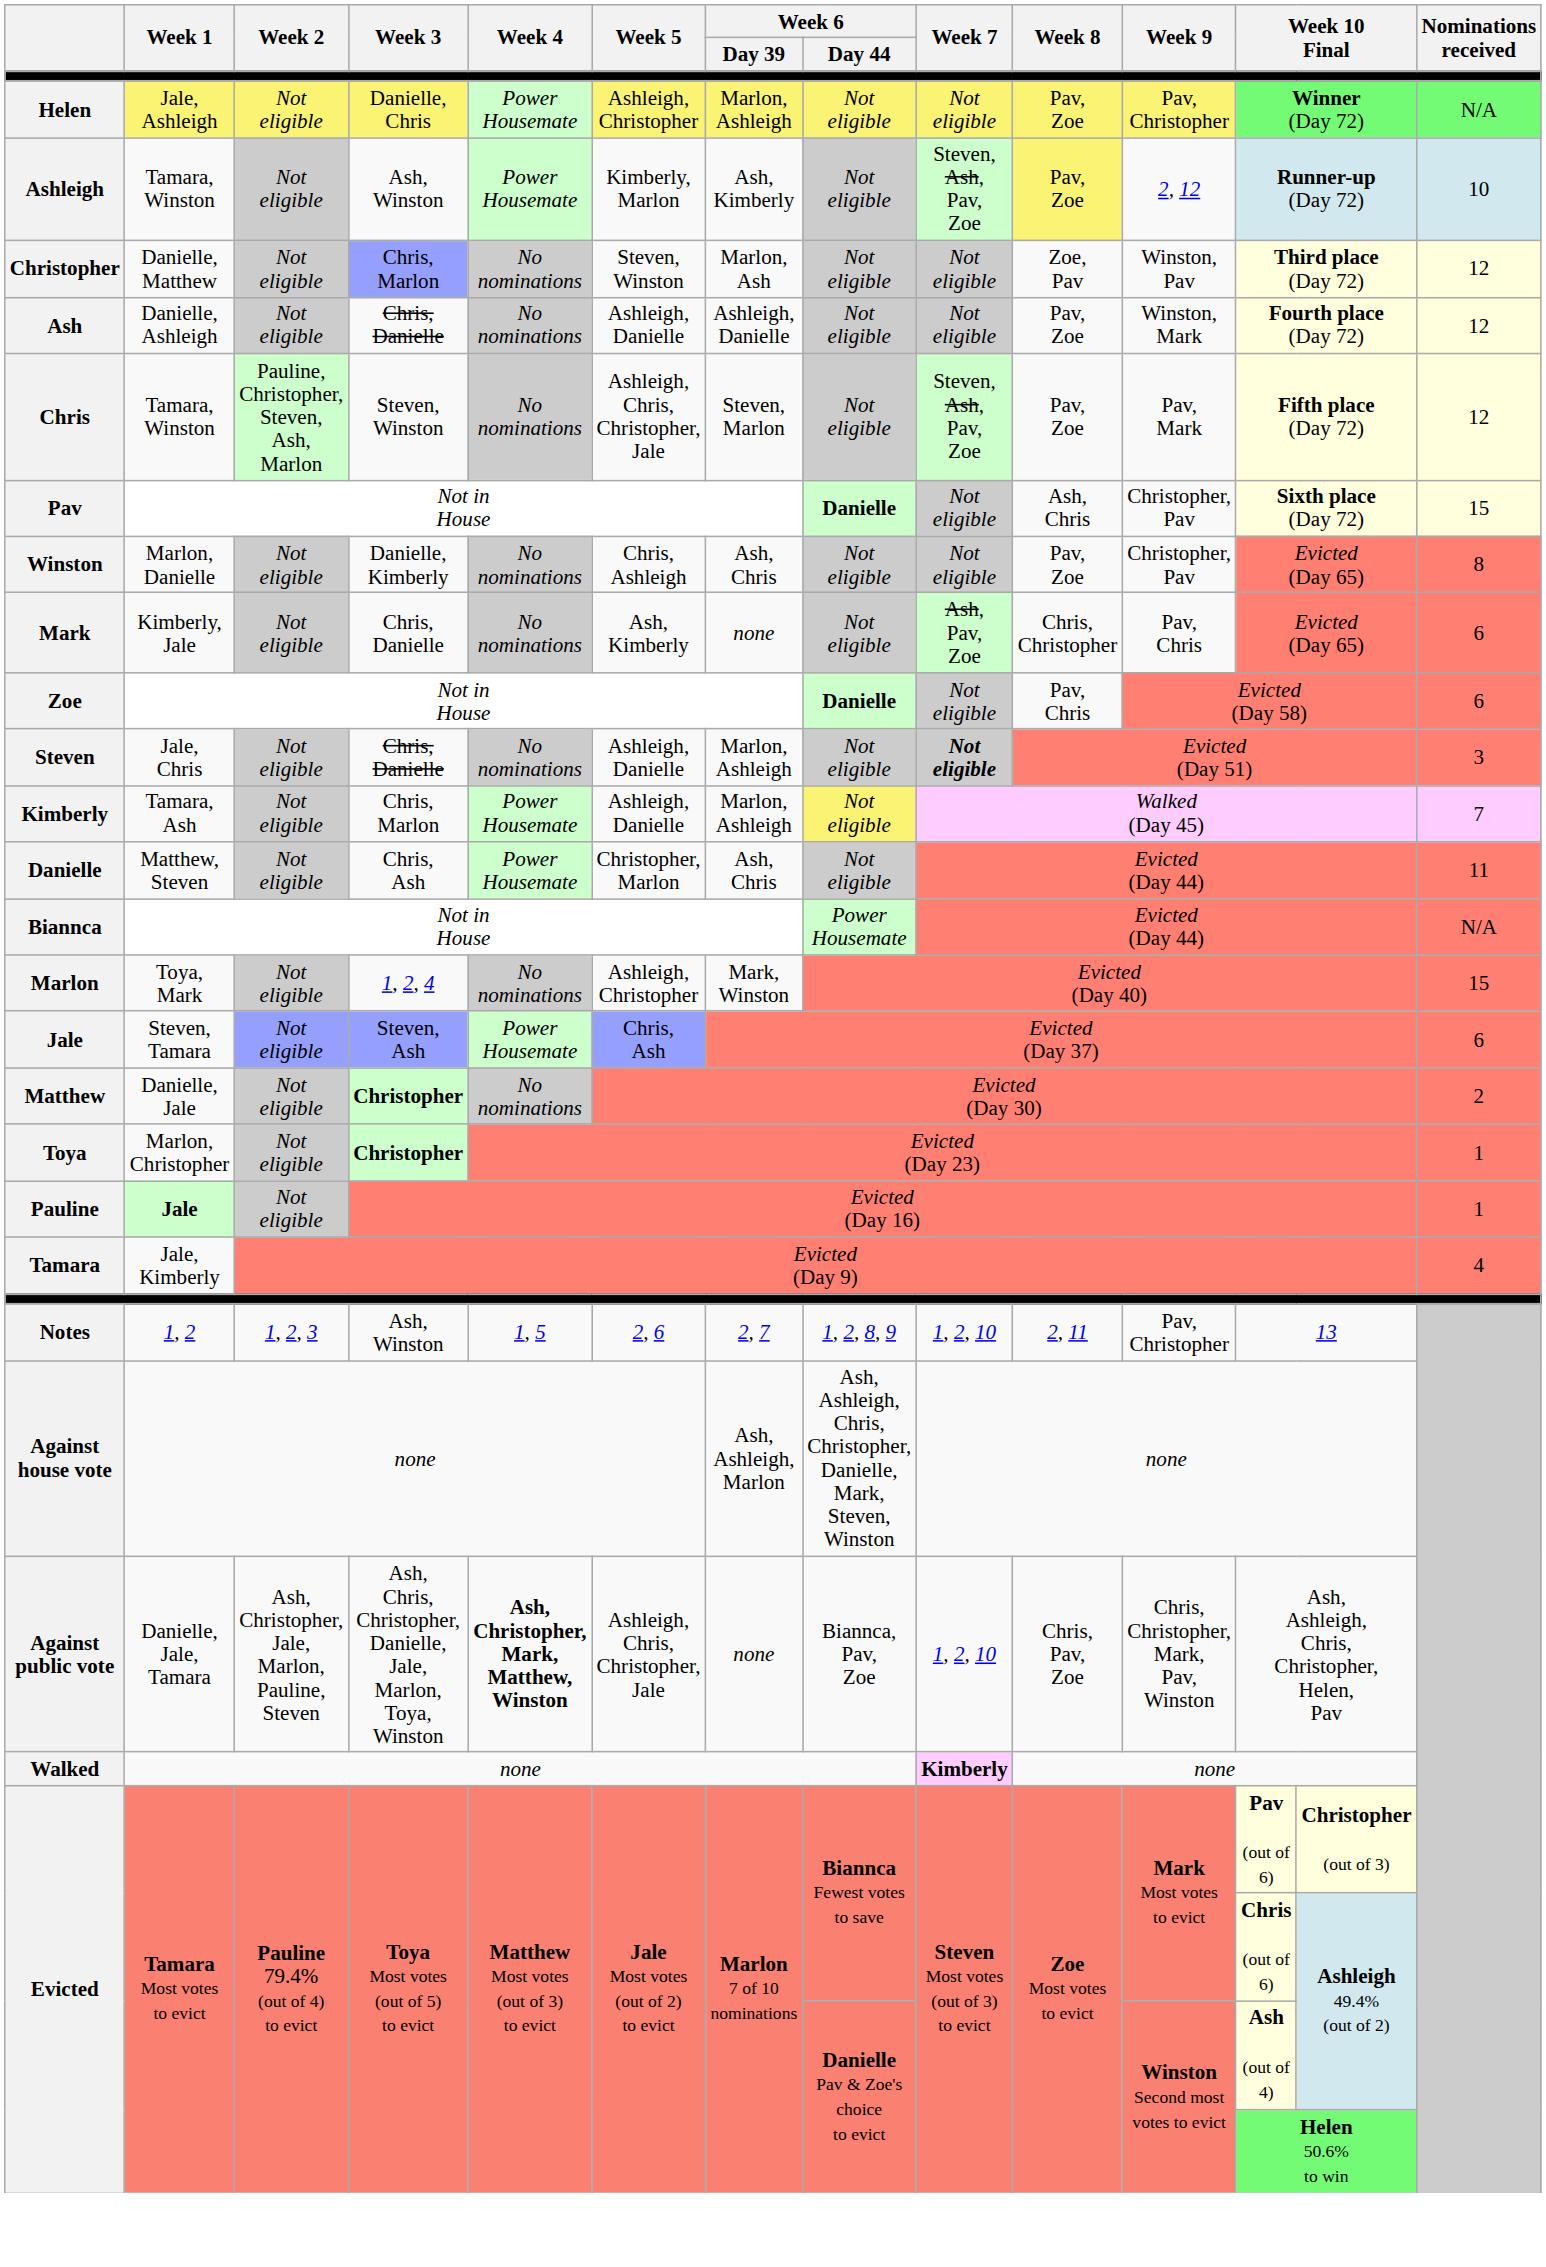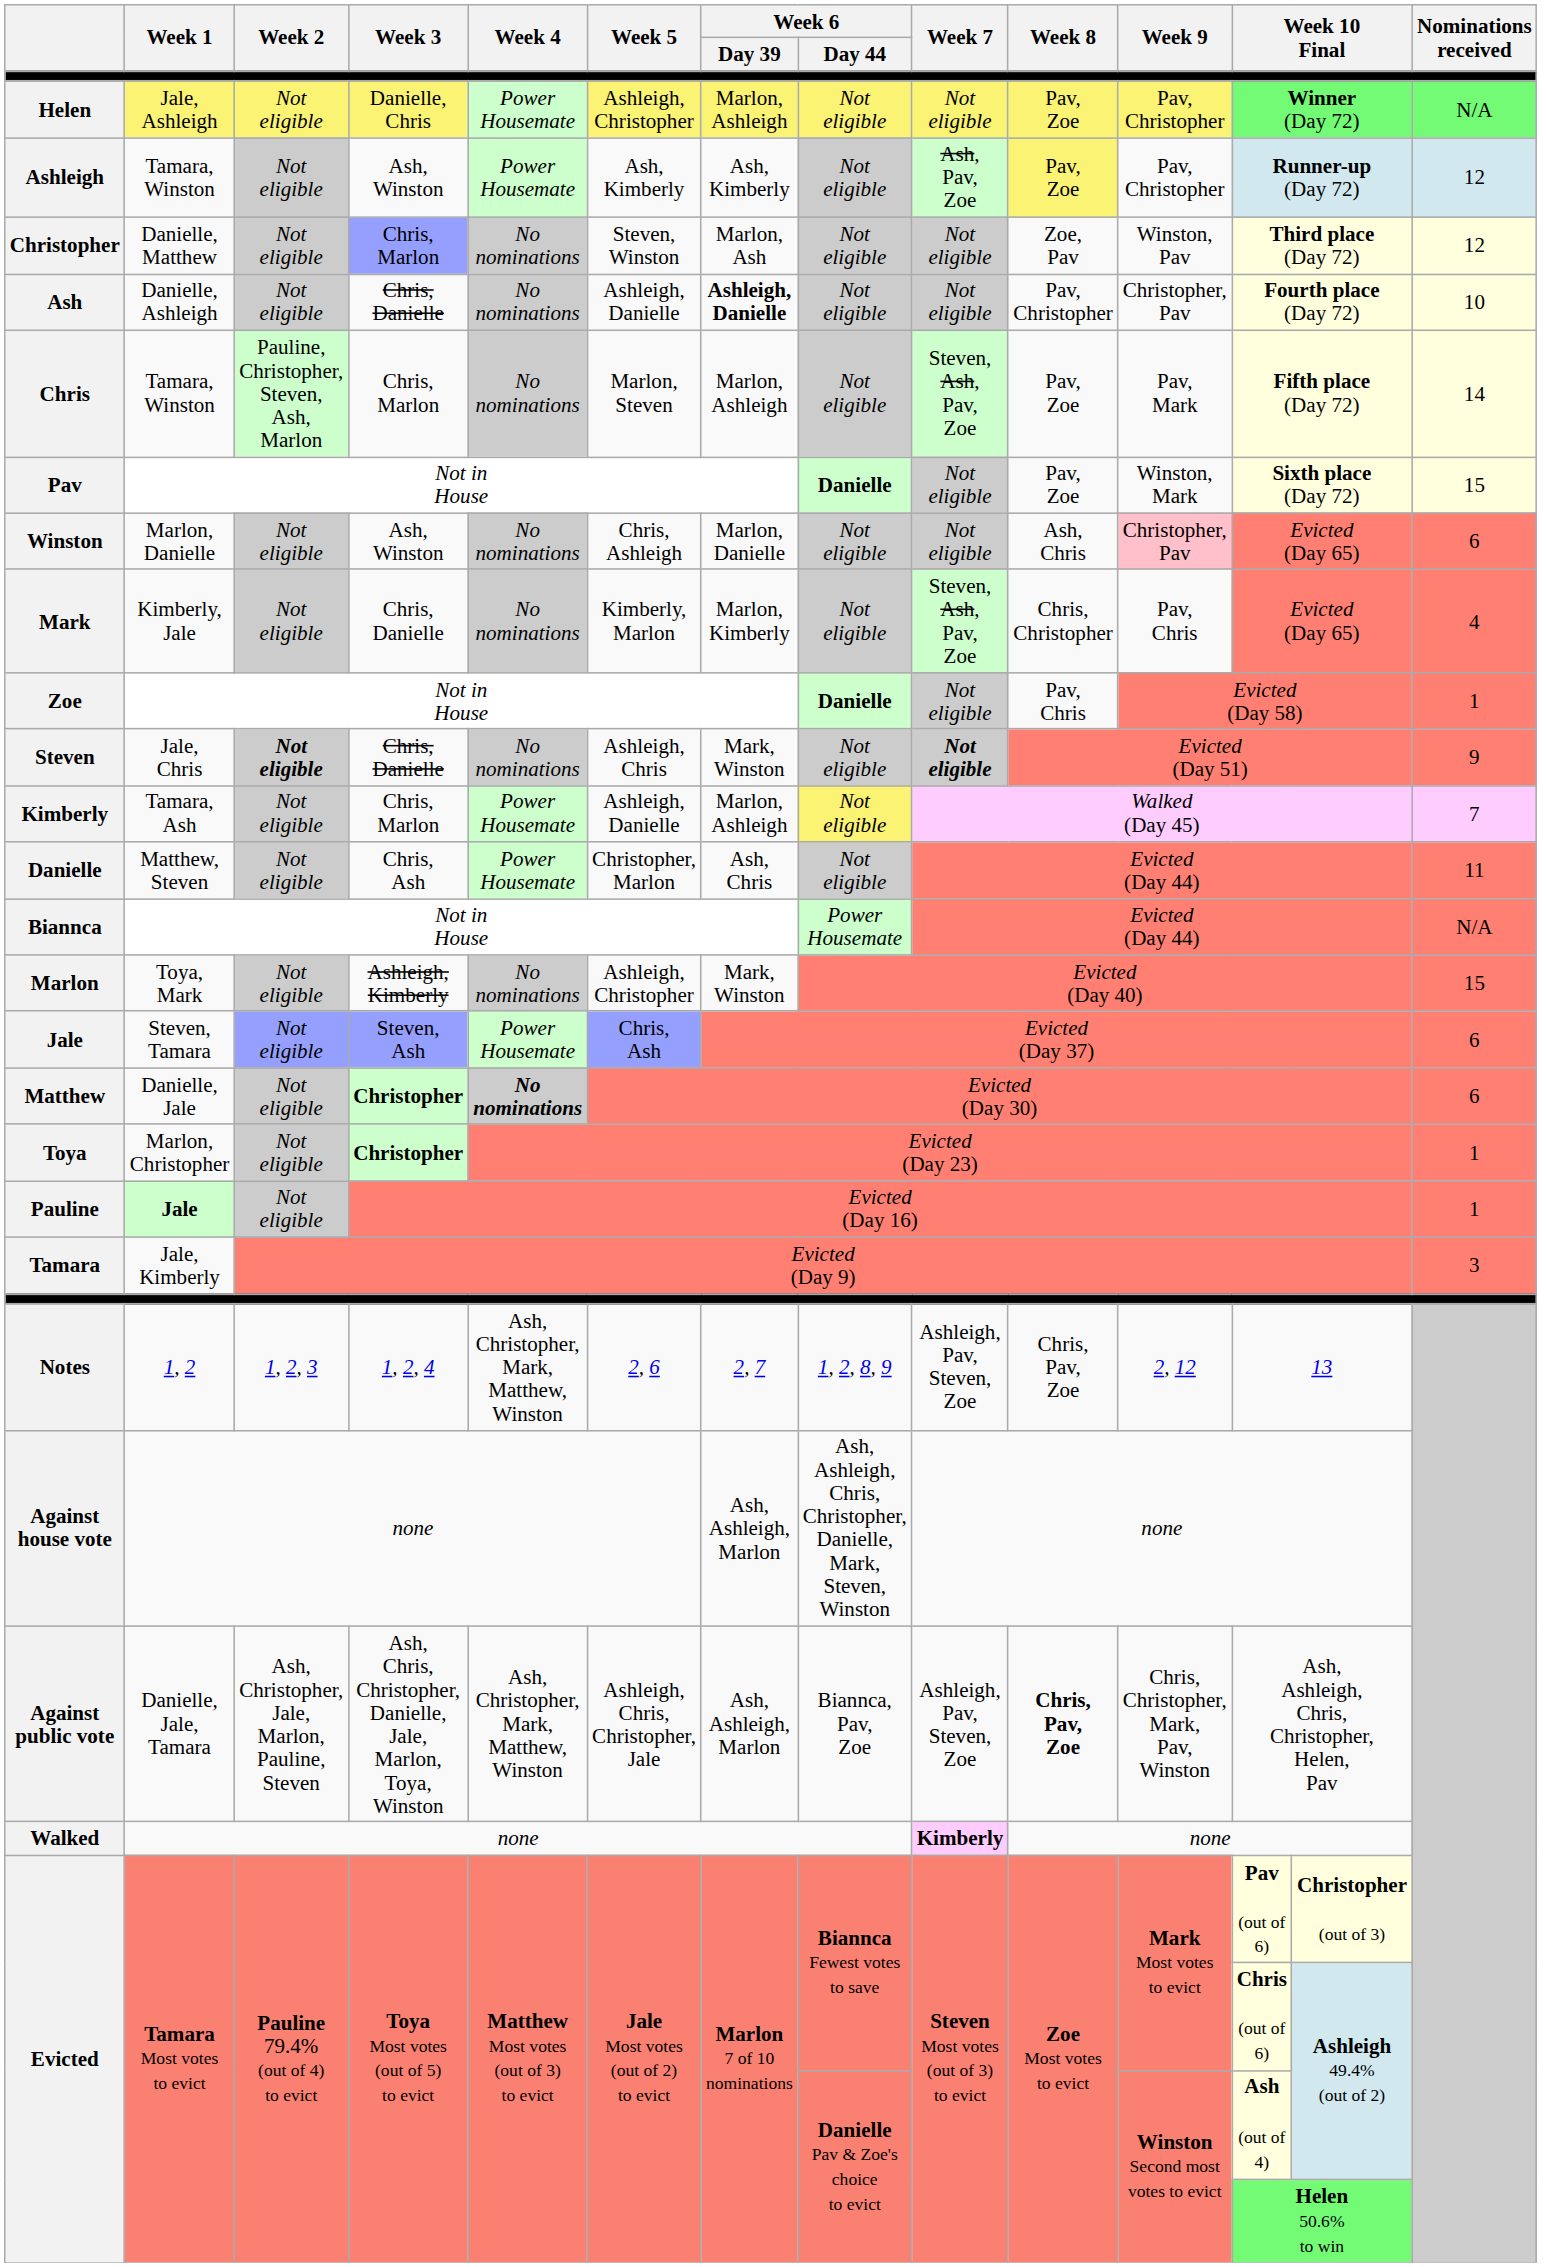(648, 189) Kimberly, Marlon -> (644, 177) Ash, Kimberly
(964, 189) Steven, Ash, Pav, Zoe -> (960, 177) Ash, Pav, Zoe
(1179, 189) 2, 12 -> (1175, 177) Pav, Christopher
(1479, 189) 10 -> (1474, 177) 12
(754, 325) normal -> (749, 302) bold
(1067, 325) Pav, Zoe -> (1063, 302) Pav, Christopher
(1179, 325) Winston, Mark -> (1175, 302) Christopher, Pav
(1479, 325) 12 -> (1474, 302) 10
(408, 416) Steven, Winston -> (408, 393) Chris, Marlon
(648, 416) Ashleigh, Chris, Christopher, Jale -> (644, 393) Marlon, Steven
(754, 416) Steven, Marlon -> (749, 393) Marlon, Ashleigh
(1479, 416) 12 -> (1474, 393) 14
(1067, 508) Ash, Chris -> (1063, 484) Pav, Zoe
(1179, 508) Christopher, Pav -> (1175, 484) Winston, Mark
(408, 564) Danielle, Kimberly -> (408, 541) Ash, Winston
(754, 564) Ash, Chris -> (749, 541) Marlon, Danielle
(1067, 564) Pav, Zoe -> (1063, 541) Ash, Chris
(1179, 564) no background -> (1175, 541) pink background
(1479, 564) 8 -> (1474, 541) 6
(648, 632) Ash, Kimberly -> (644, 621) Kimberly, Marlon
(754, 632) none -> (749, 621) Marlon, Kimberly
(964, 632) Ash, Pav, Zoe -> (960, 621) Steven, Ash, Pav, Zoe
(1479, 632) 6 -> (1474, 621) 4
(1479, 700) 6 -> (1474, 700) 1
(291, 757) normal -> (291, 757) bold
(648, 757) Ashleigh, Danielle -> (644, 757) Ashleigh, Chris
(754, 757) Marlon, Ashleigh -> (749, 757) Mark, Winston
(1479, 757) 3 -> (1474, 757) 9
(408, 983) 1, 2, 4 -> (408, 983) Ashleigh, Kimberly
(530, 1096) normal -> (528, 1096) bold
(1479, 1096) 2 -> (1474, 1096) 6
(1479, 1265) 4 -> (1474, 1265) 3
(408, 1332) Ash, Winston -> (408, 1366) 1, 2, 4
(530, 1332) 1, 5 -> (528, 1366) Ash, Christopher, Mark, Matthew, Winston
(964, 1332) 1, 2, 10 -> (960, 1366) Ashleigh, Pav, Steven, Zoe
(1067, 1332) 2, 11 -> (1063, 1366) Chris, Pav, Zoe
(1179, 1332) Pav, Christopher -> (1175, 1366) 2, 12
(530, 1654) bold -> (528, 1724) normal
(754, 1654) none -> (749, 1724) Ash, Ashleigh, Marlon
(964, 1654) 1, 2, 10 -> (960, 1724) Ashleigh, Pav, Steven, Zoe
(1067, 1654) normal -> (1063, 1724) bold
